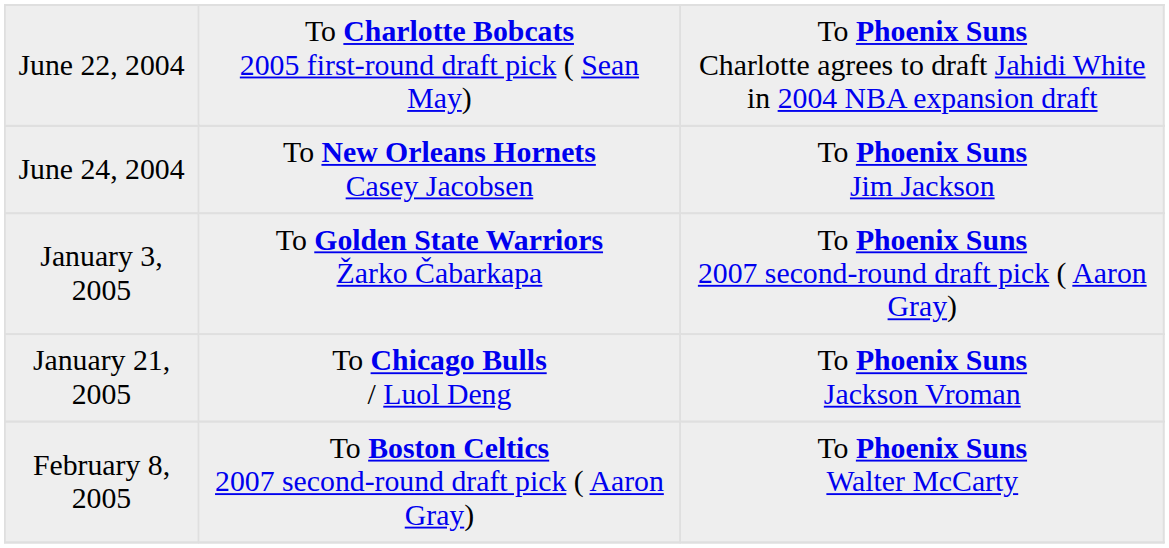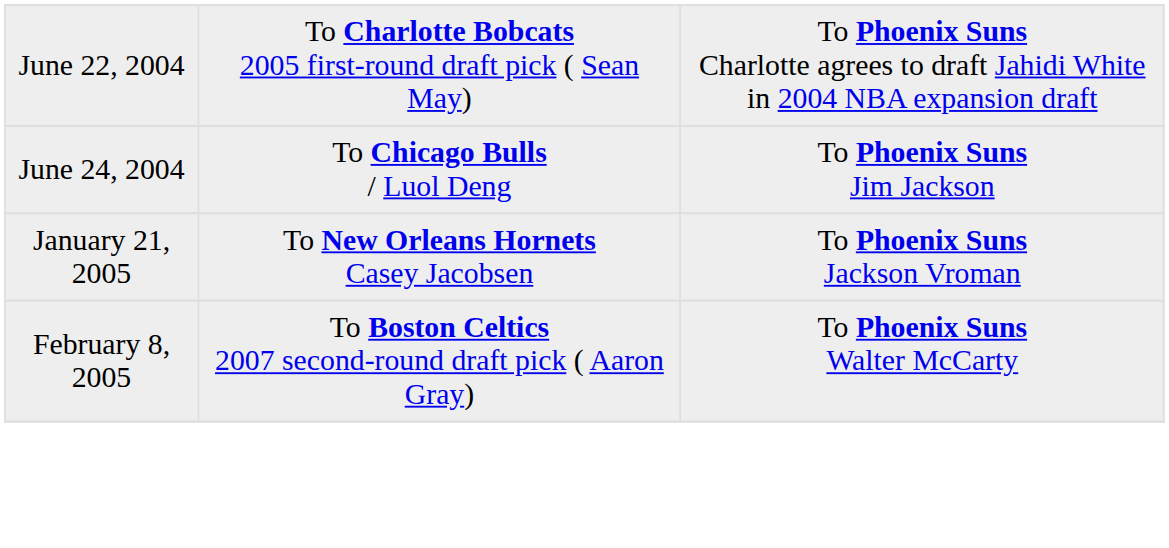(439, 169) To New Orleans Hornets Casey Jacobsen -> (439, 169) To Chicago Bulls / Luol Deng
- row: (101, 273)
(439, 377) To Chicago Bulls / Luol Deng -> (439, 256) To New Orleans Hornets Casey Jacobsen
